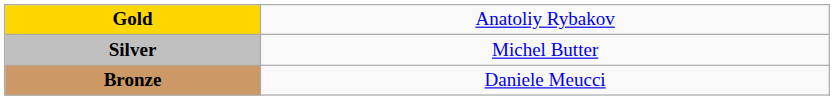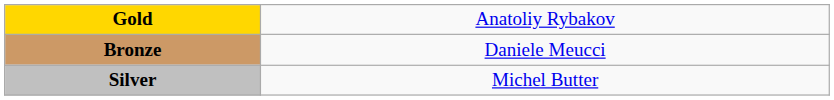rows swapped: (133, 49) <-> (133, 79)
